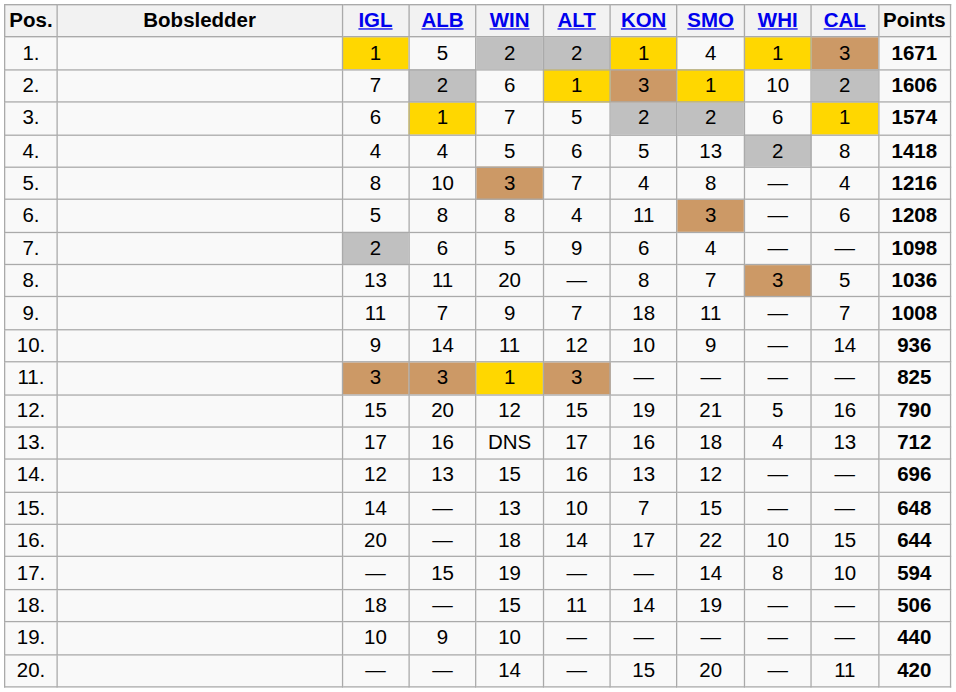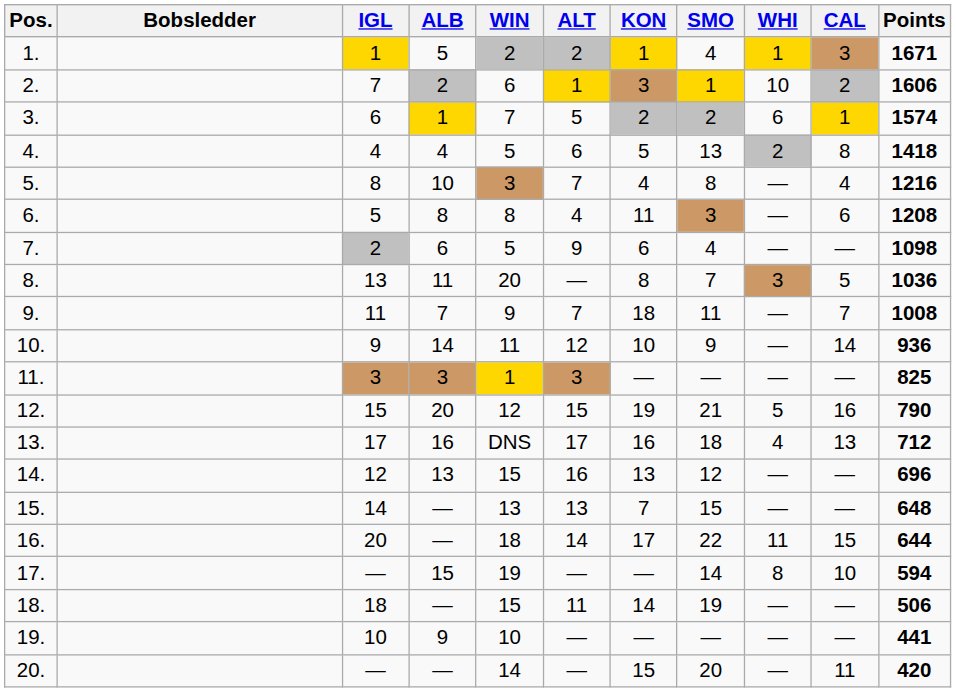(577, 507) 10 -> (577, 507) 13
(778, 540) 10 -> (778, 540) 11
(914, 637) 440 -> (914, 637) 441
